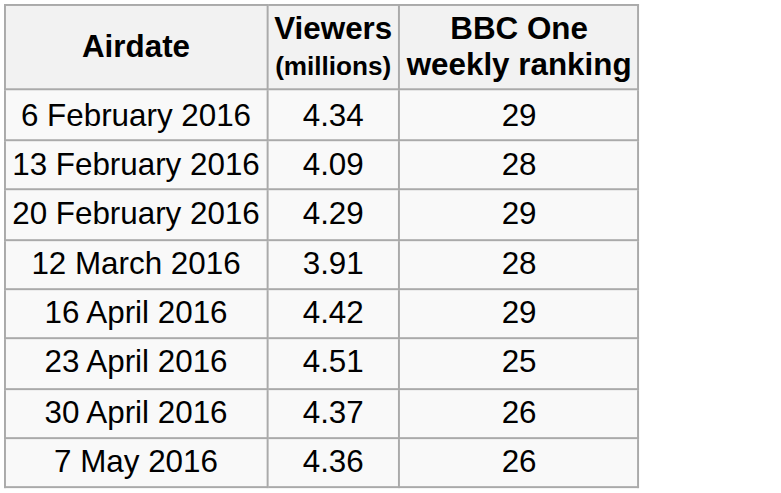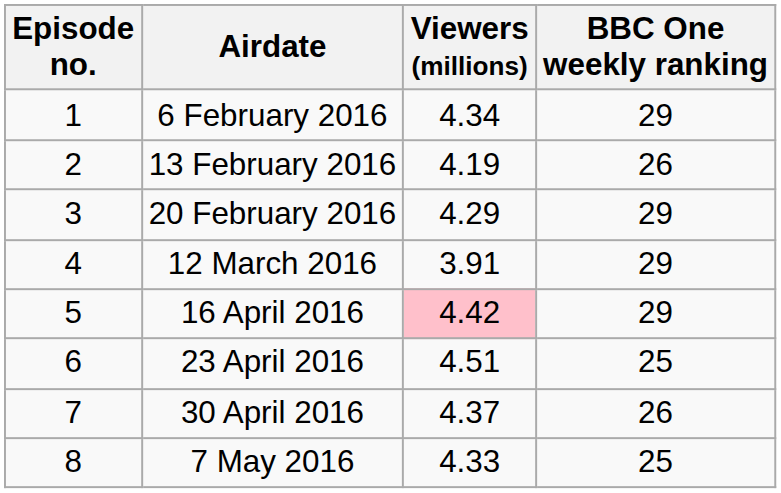+ column: (73, 47)
(333, 164) 4.09 -> (470, 164) 4.19
(519, 164) 28 -> (656, 164) 26
(519, 263) 28 -> (656, 263) 29
(333, 313) no background -> (470, 313) pink background
(333, 462) 4.36 -> (470, 462) 4.33
(519, 462) 26 -> (656, 462) 25
